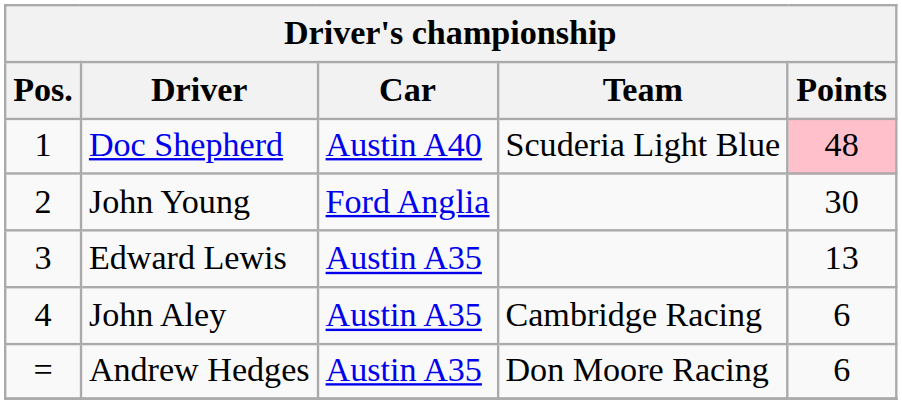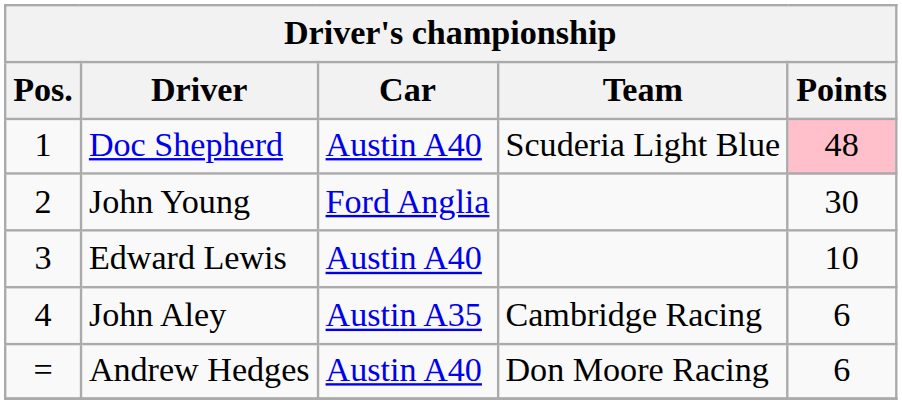(404, 258) Austin A35 -> (404, 258) Austin A40
(842, 258) 13 -> (842, 258) 10
(404, 370) Austin A35 -> (404, 370) Austin A40
